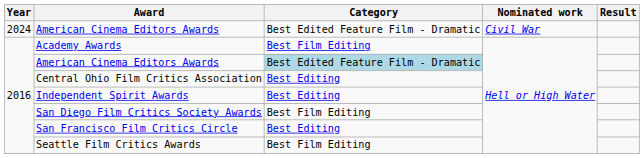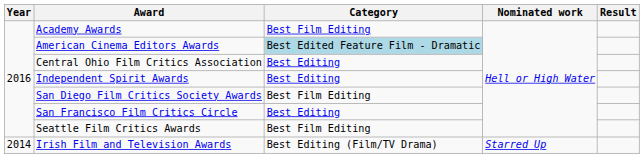- row: (19, 29)
+ row: (19, 145)
